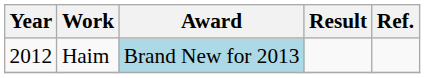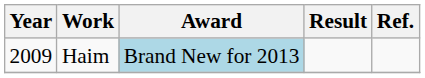(31, 55) 2012 -> (31, 55) 2009
